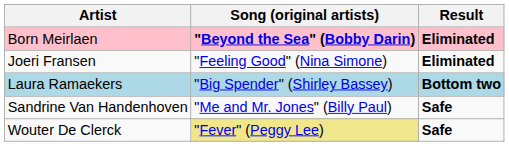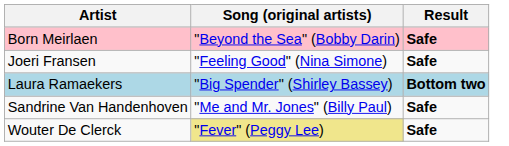(305, 38) bold -> (297, 38) normal
(458, 38) Eliminated -> (422, 38) Safe
(458, 61) Eliminated -> (422, 61) Safe
